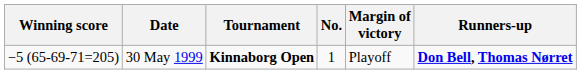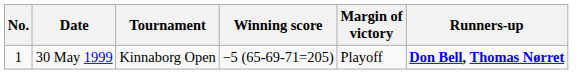columns swapped: (331, 25) <-> (63, 25)
(262, 57) bold -> (168, 57) normal
